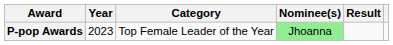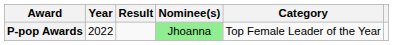columns swapped: (196, 13) <-> (364, 13)
(101, 31) 2023 -> (101, 31) 2022
